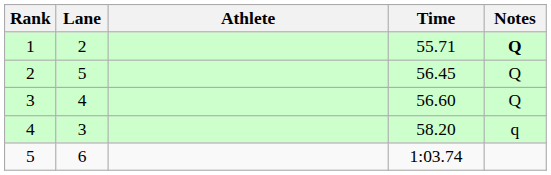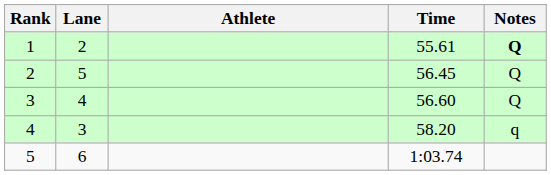(436, 45) 55.71 -> (436, 45) 55.61
